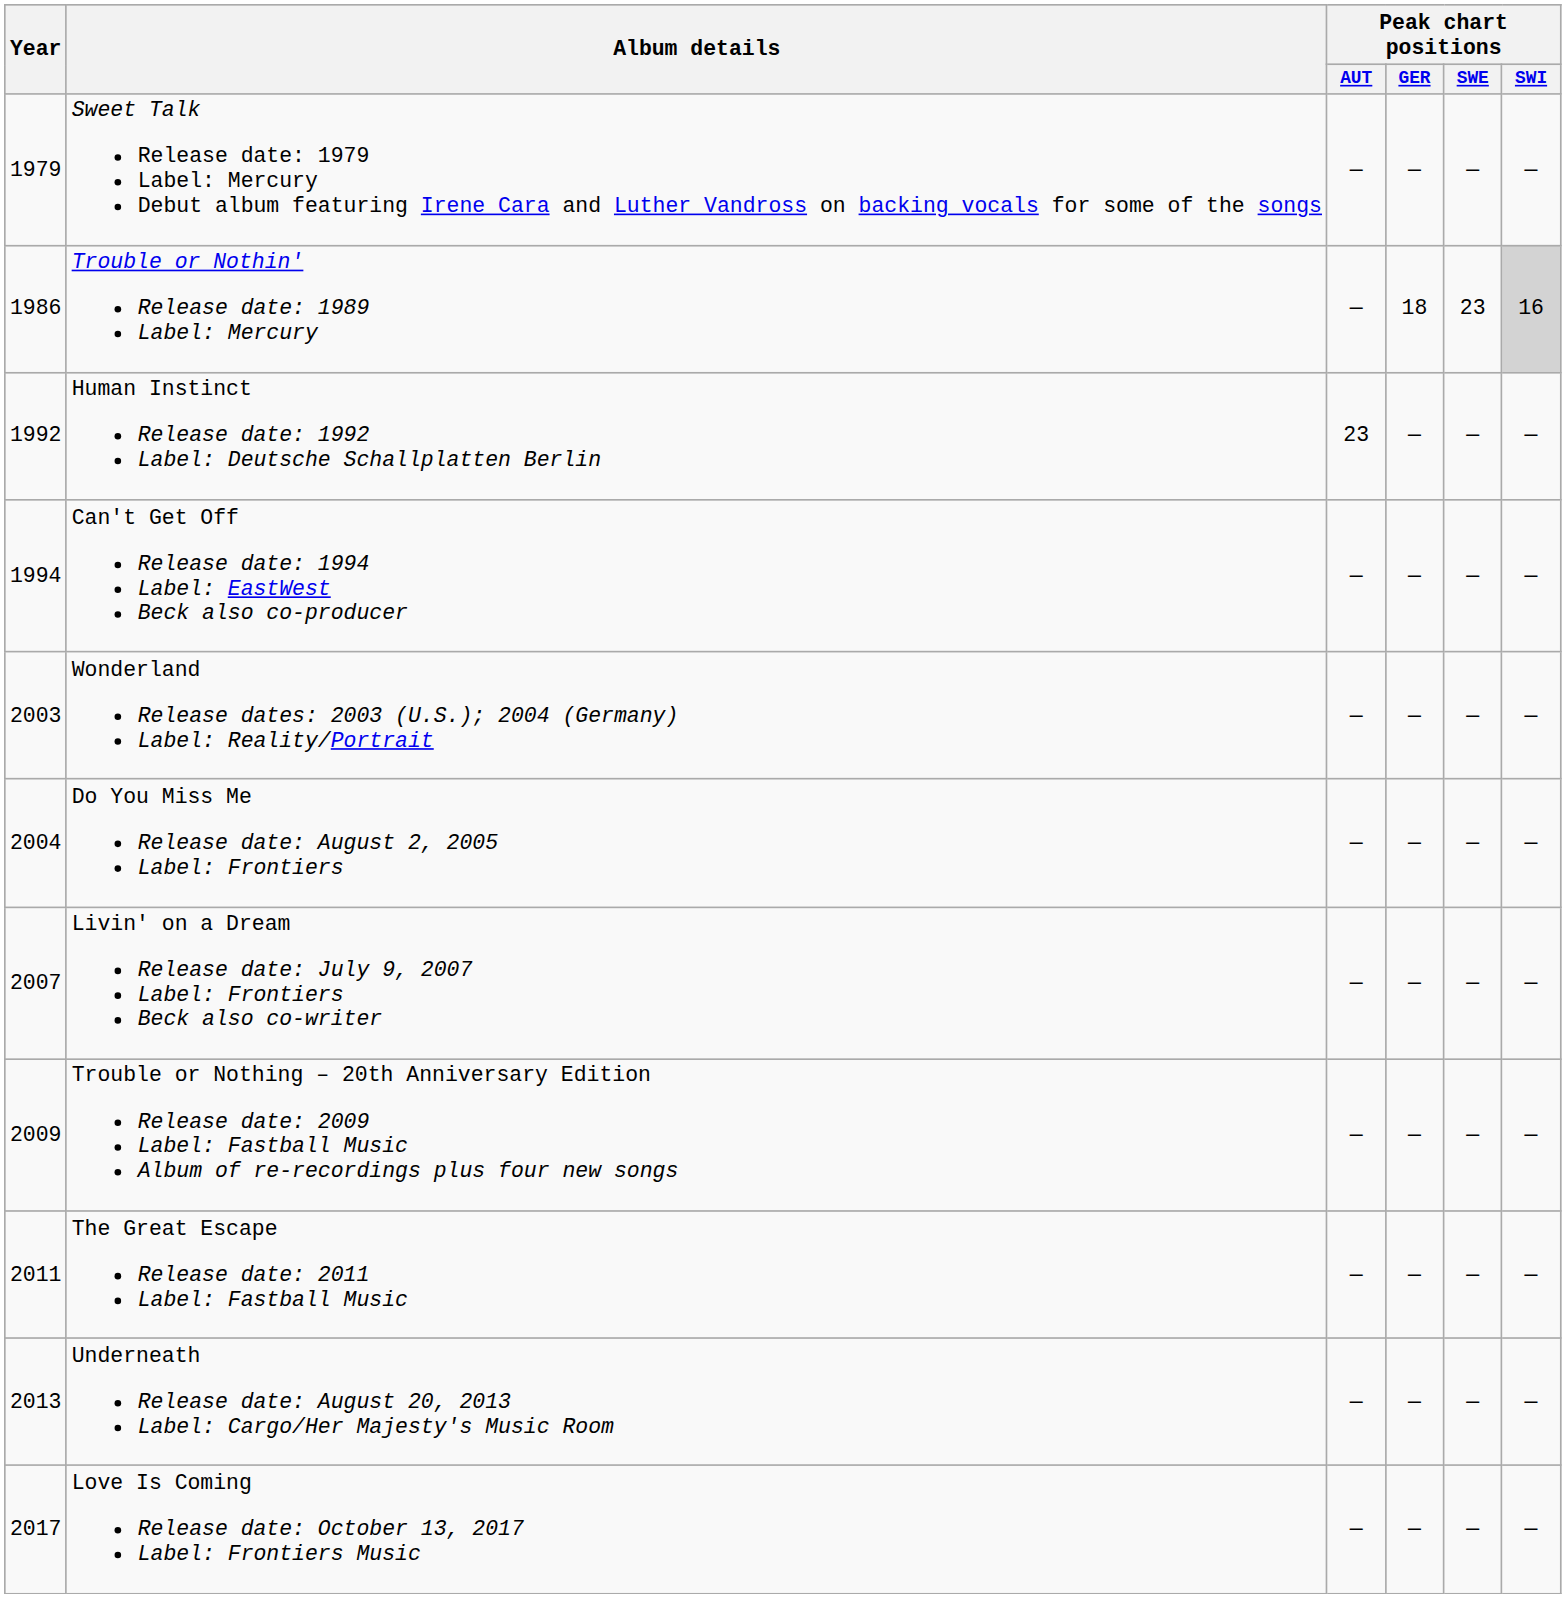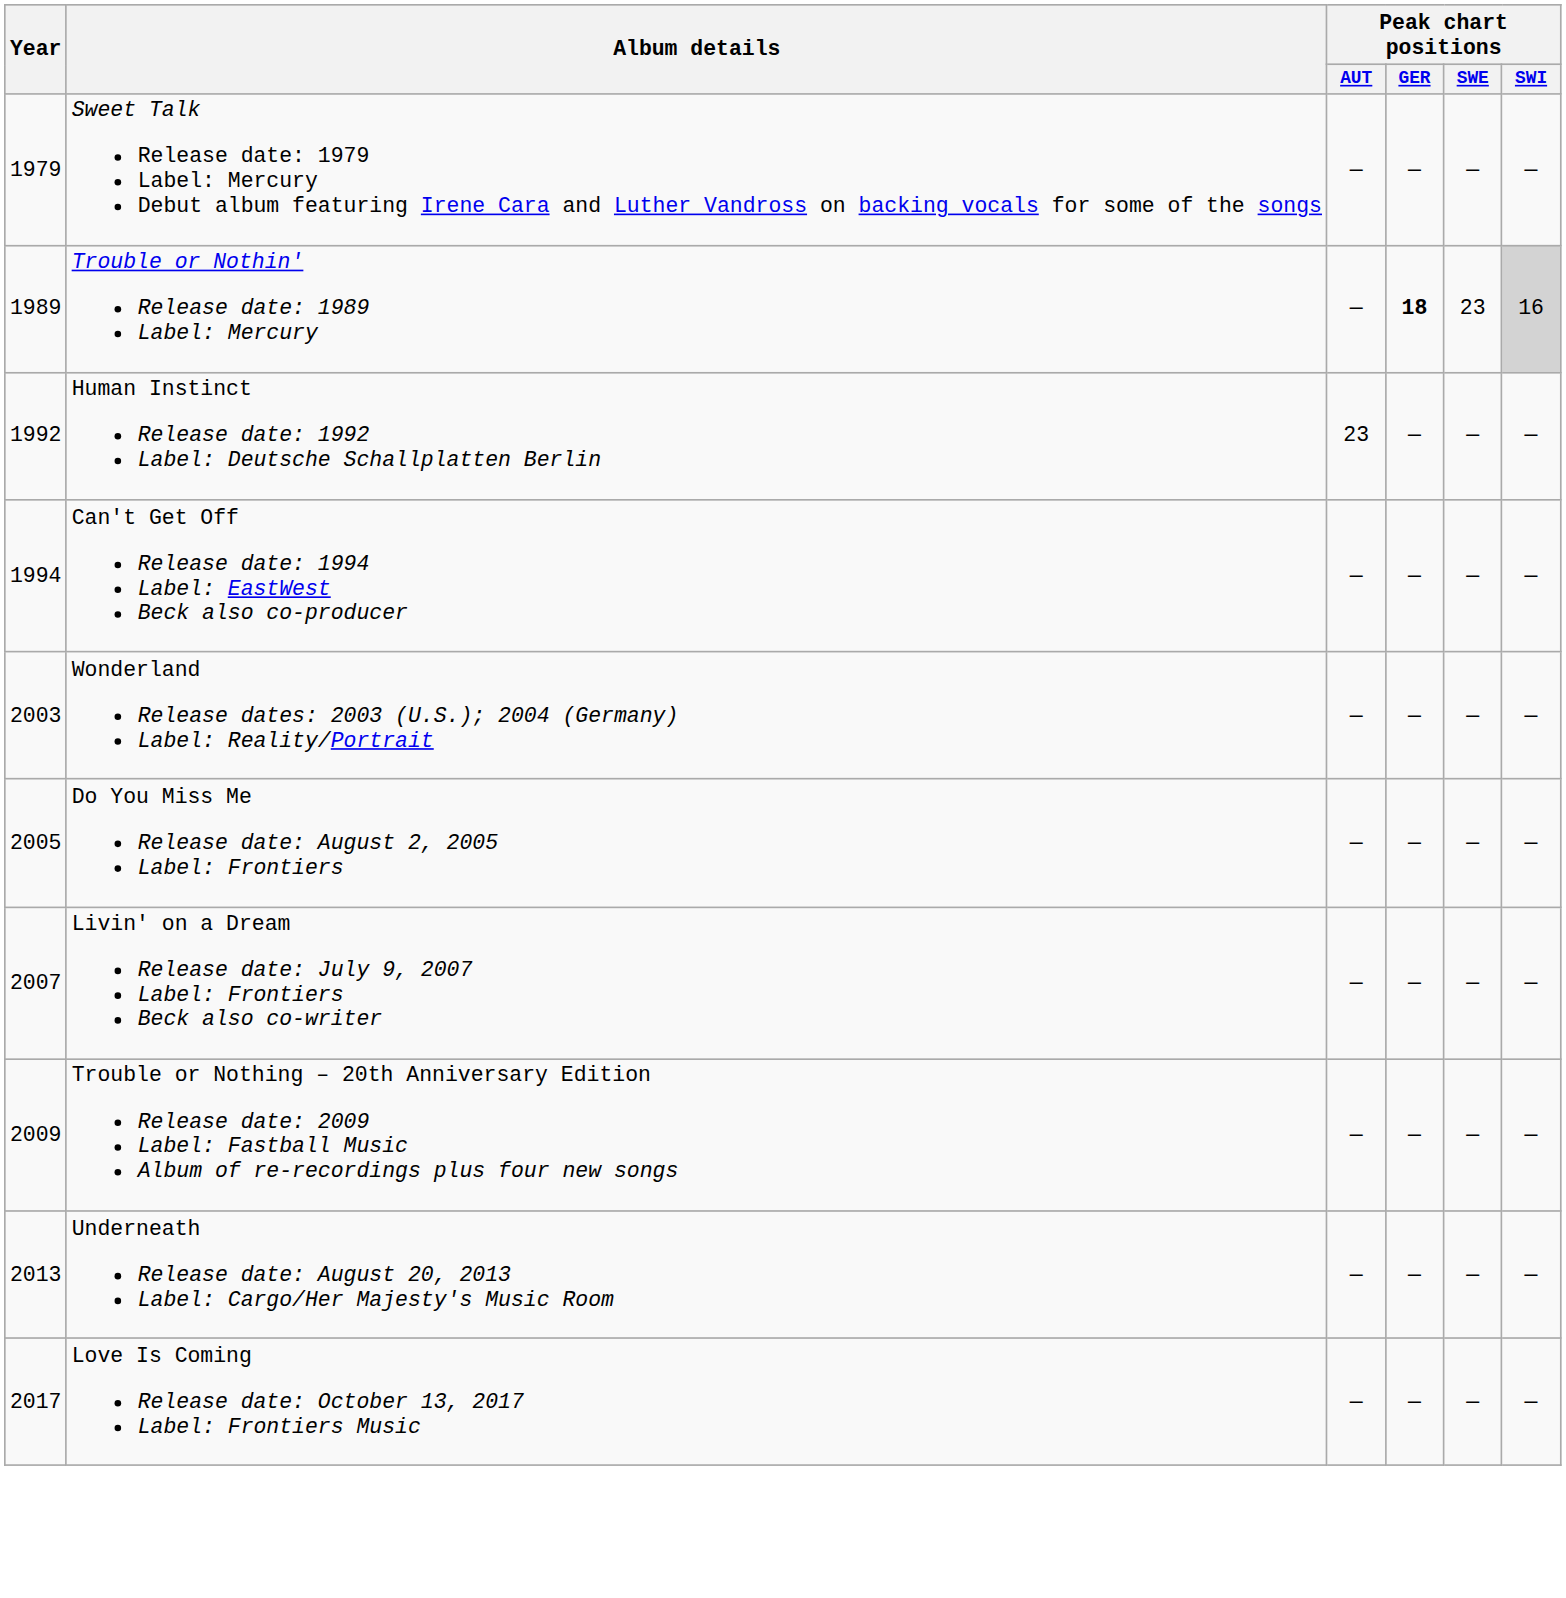(36, 309) 1986 -> (36, 309) 1989
(1414, 309) normal -> (1414, 309) bold
(36, 843) 2004 -> (36, 843) 2005
- row: (697, 1264)
